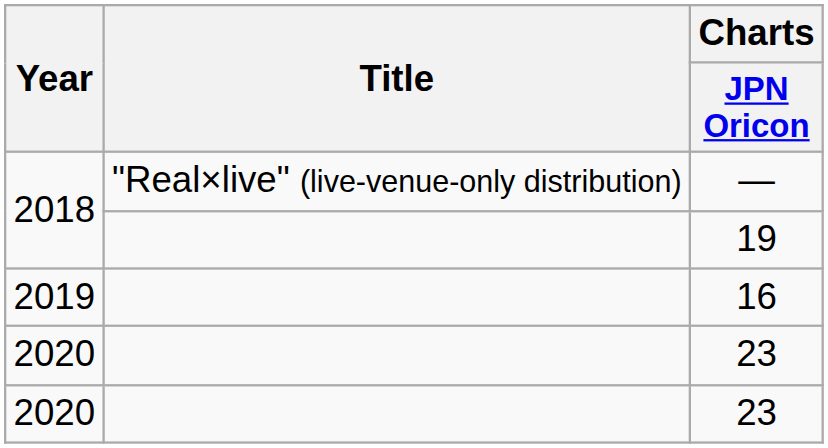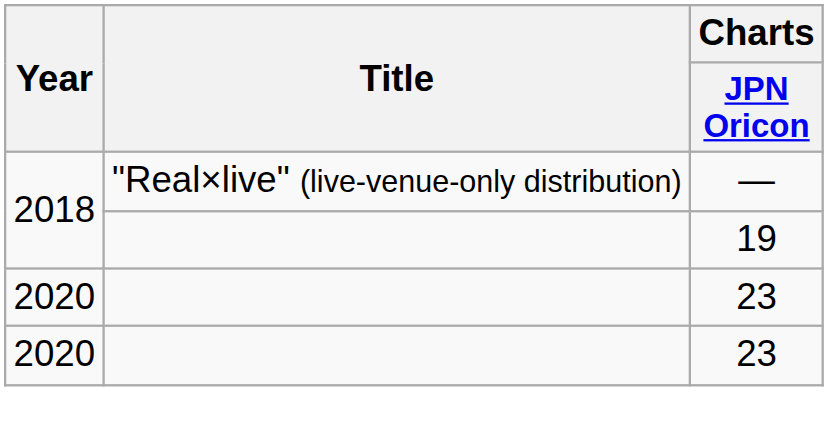- row: (54, 296)
